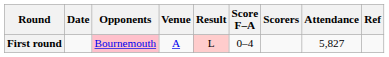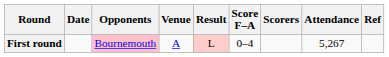(332, 43) 5,827 -> (332, 43) 5,267
